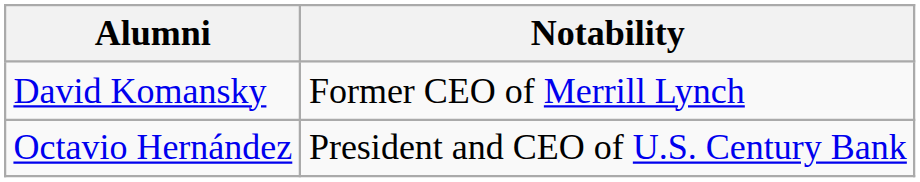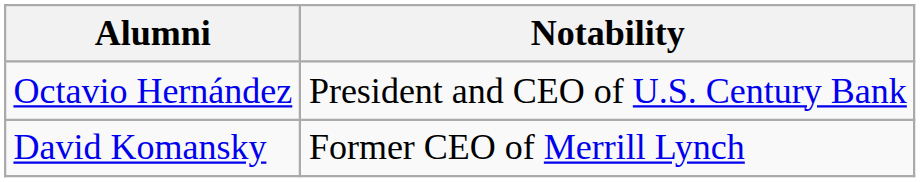rows swapped: (153, 147) <-> (140, 90)
